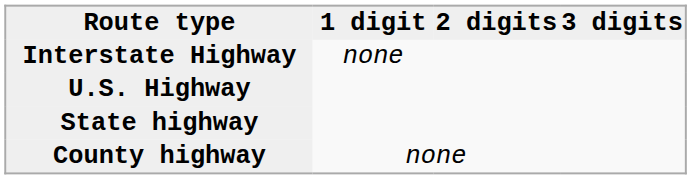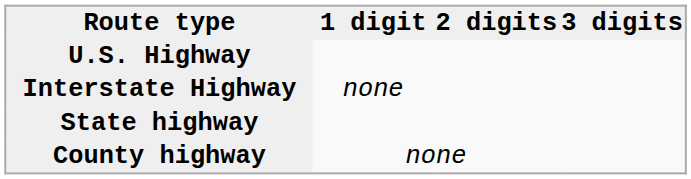rows swapped: (159, 56) <-> (159, 89)
